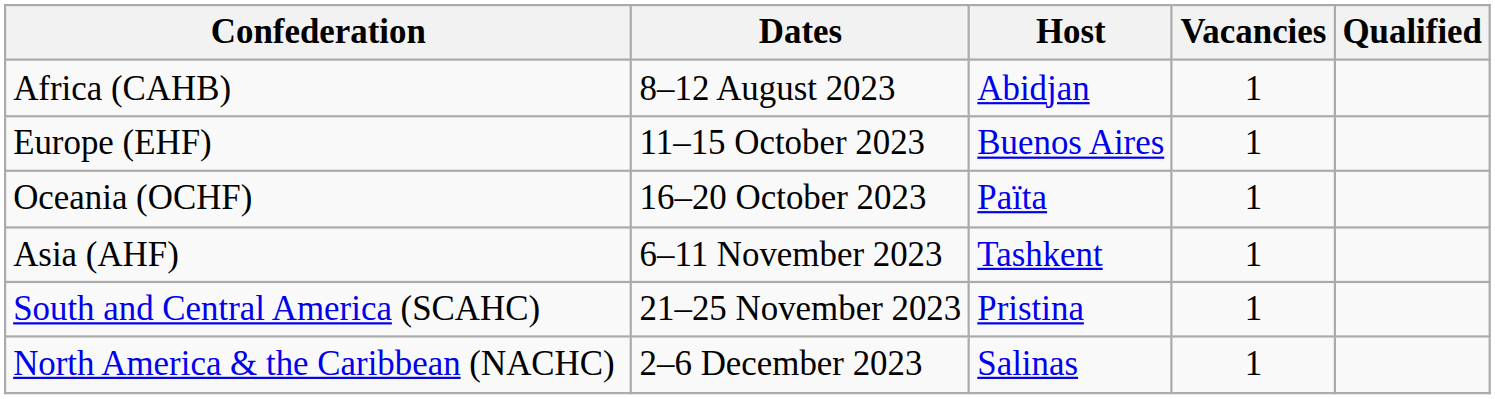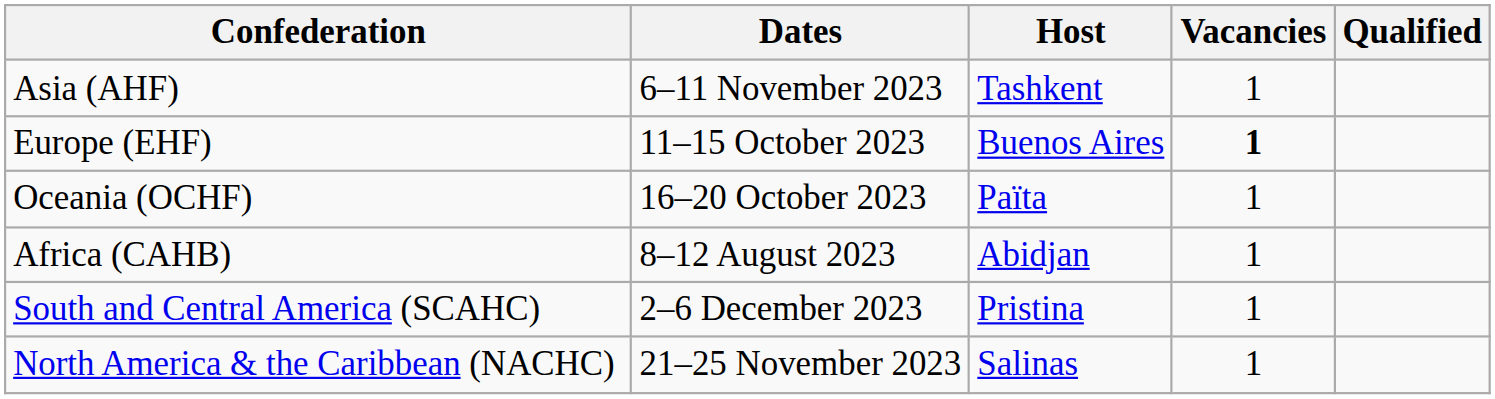rows swapped: (122, 87) <-> (96, 253)
(1253, 142) normal -> (1253, 142) bold
(800, 308) 21–25 November 2023 -> (781, 308) 2–6 December 2023
(781, 364) 2–6 December 2023 -> (800, 364) 21–25 November 2023
